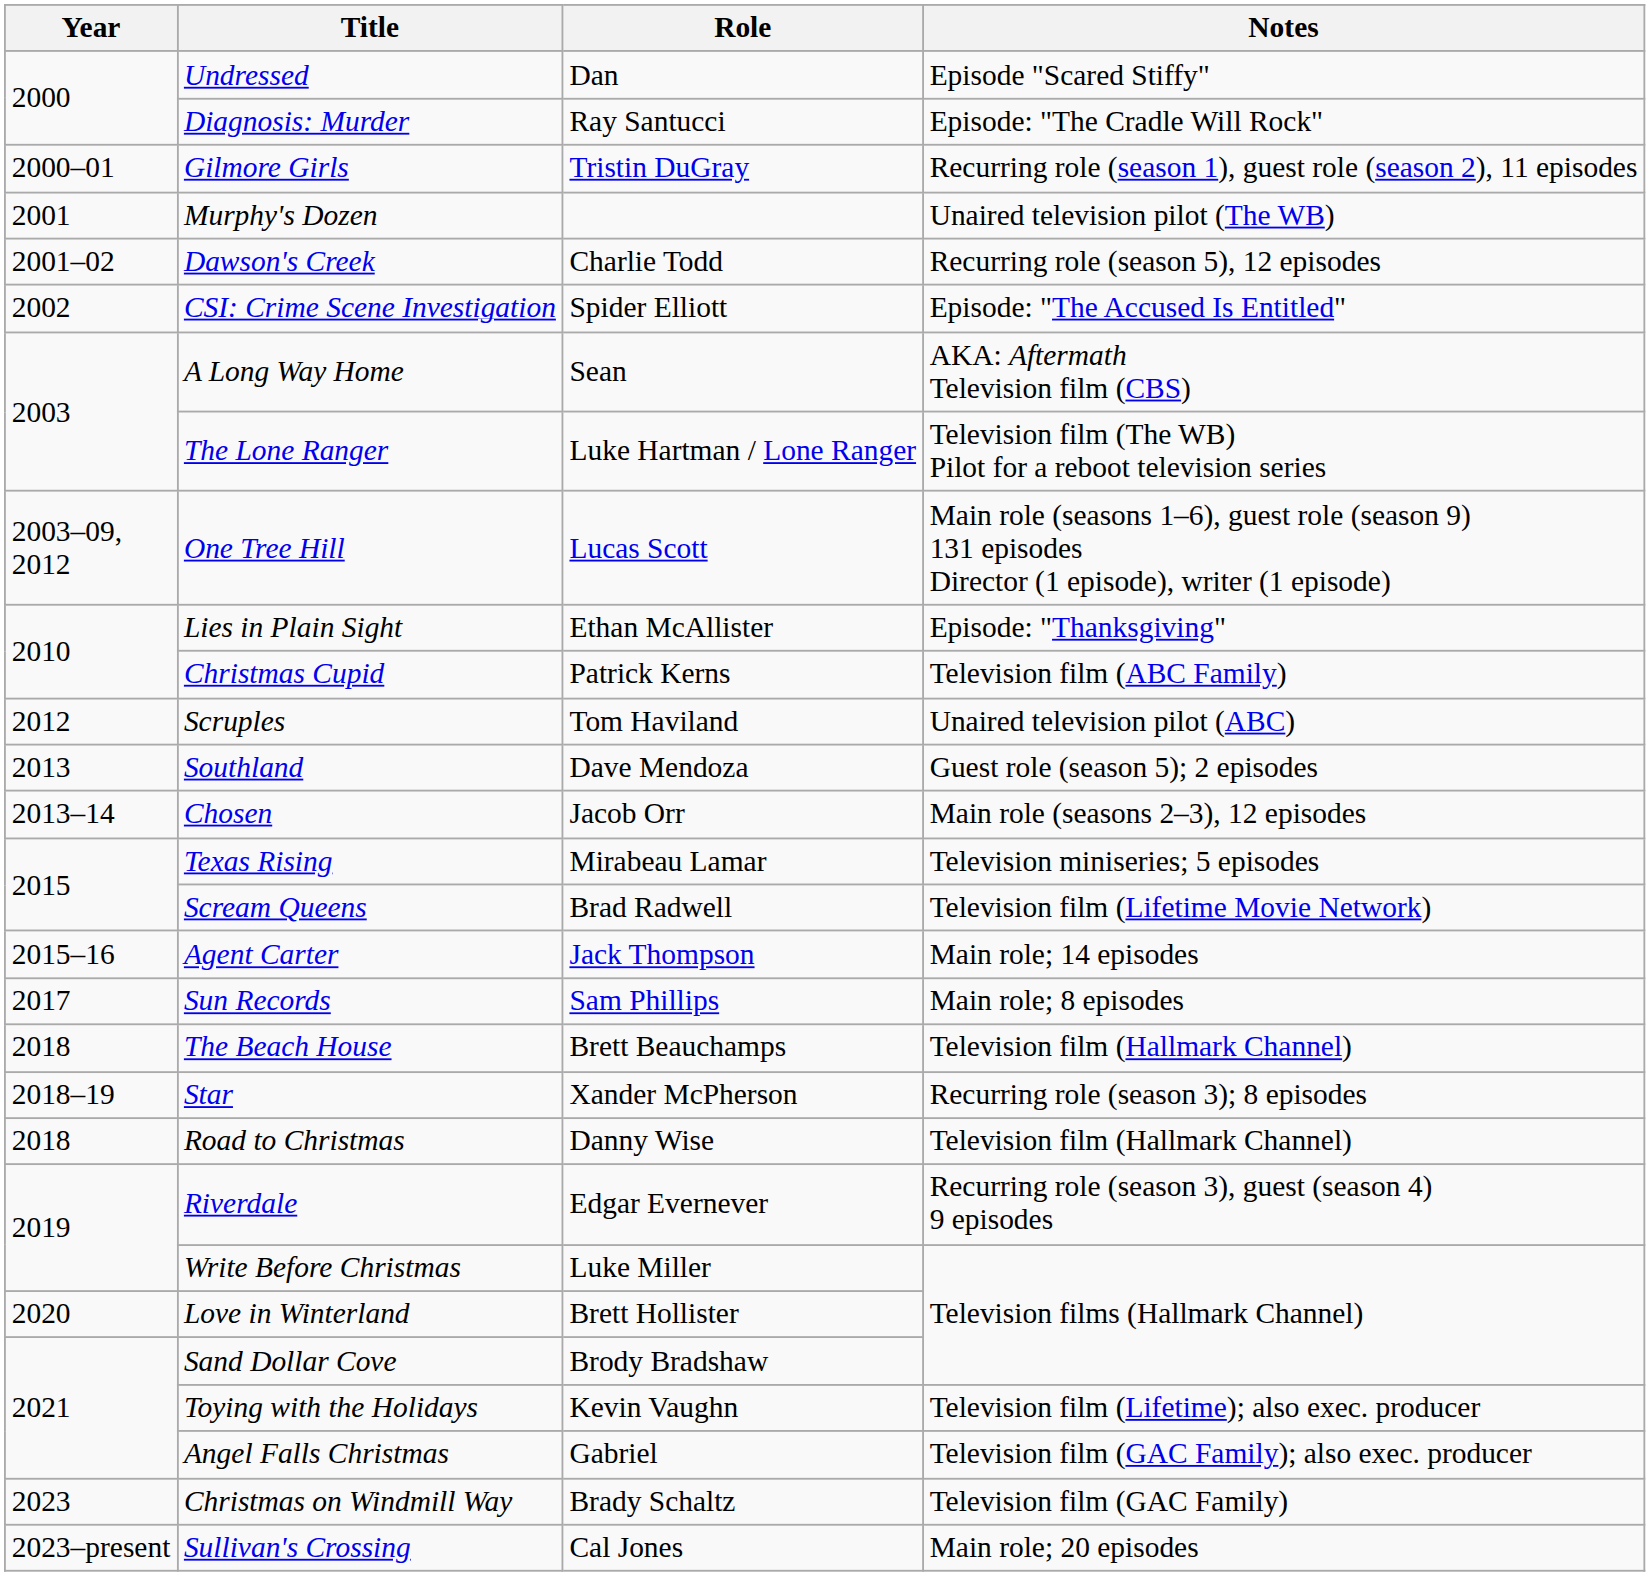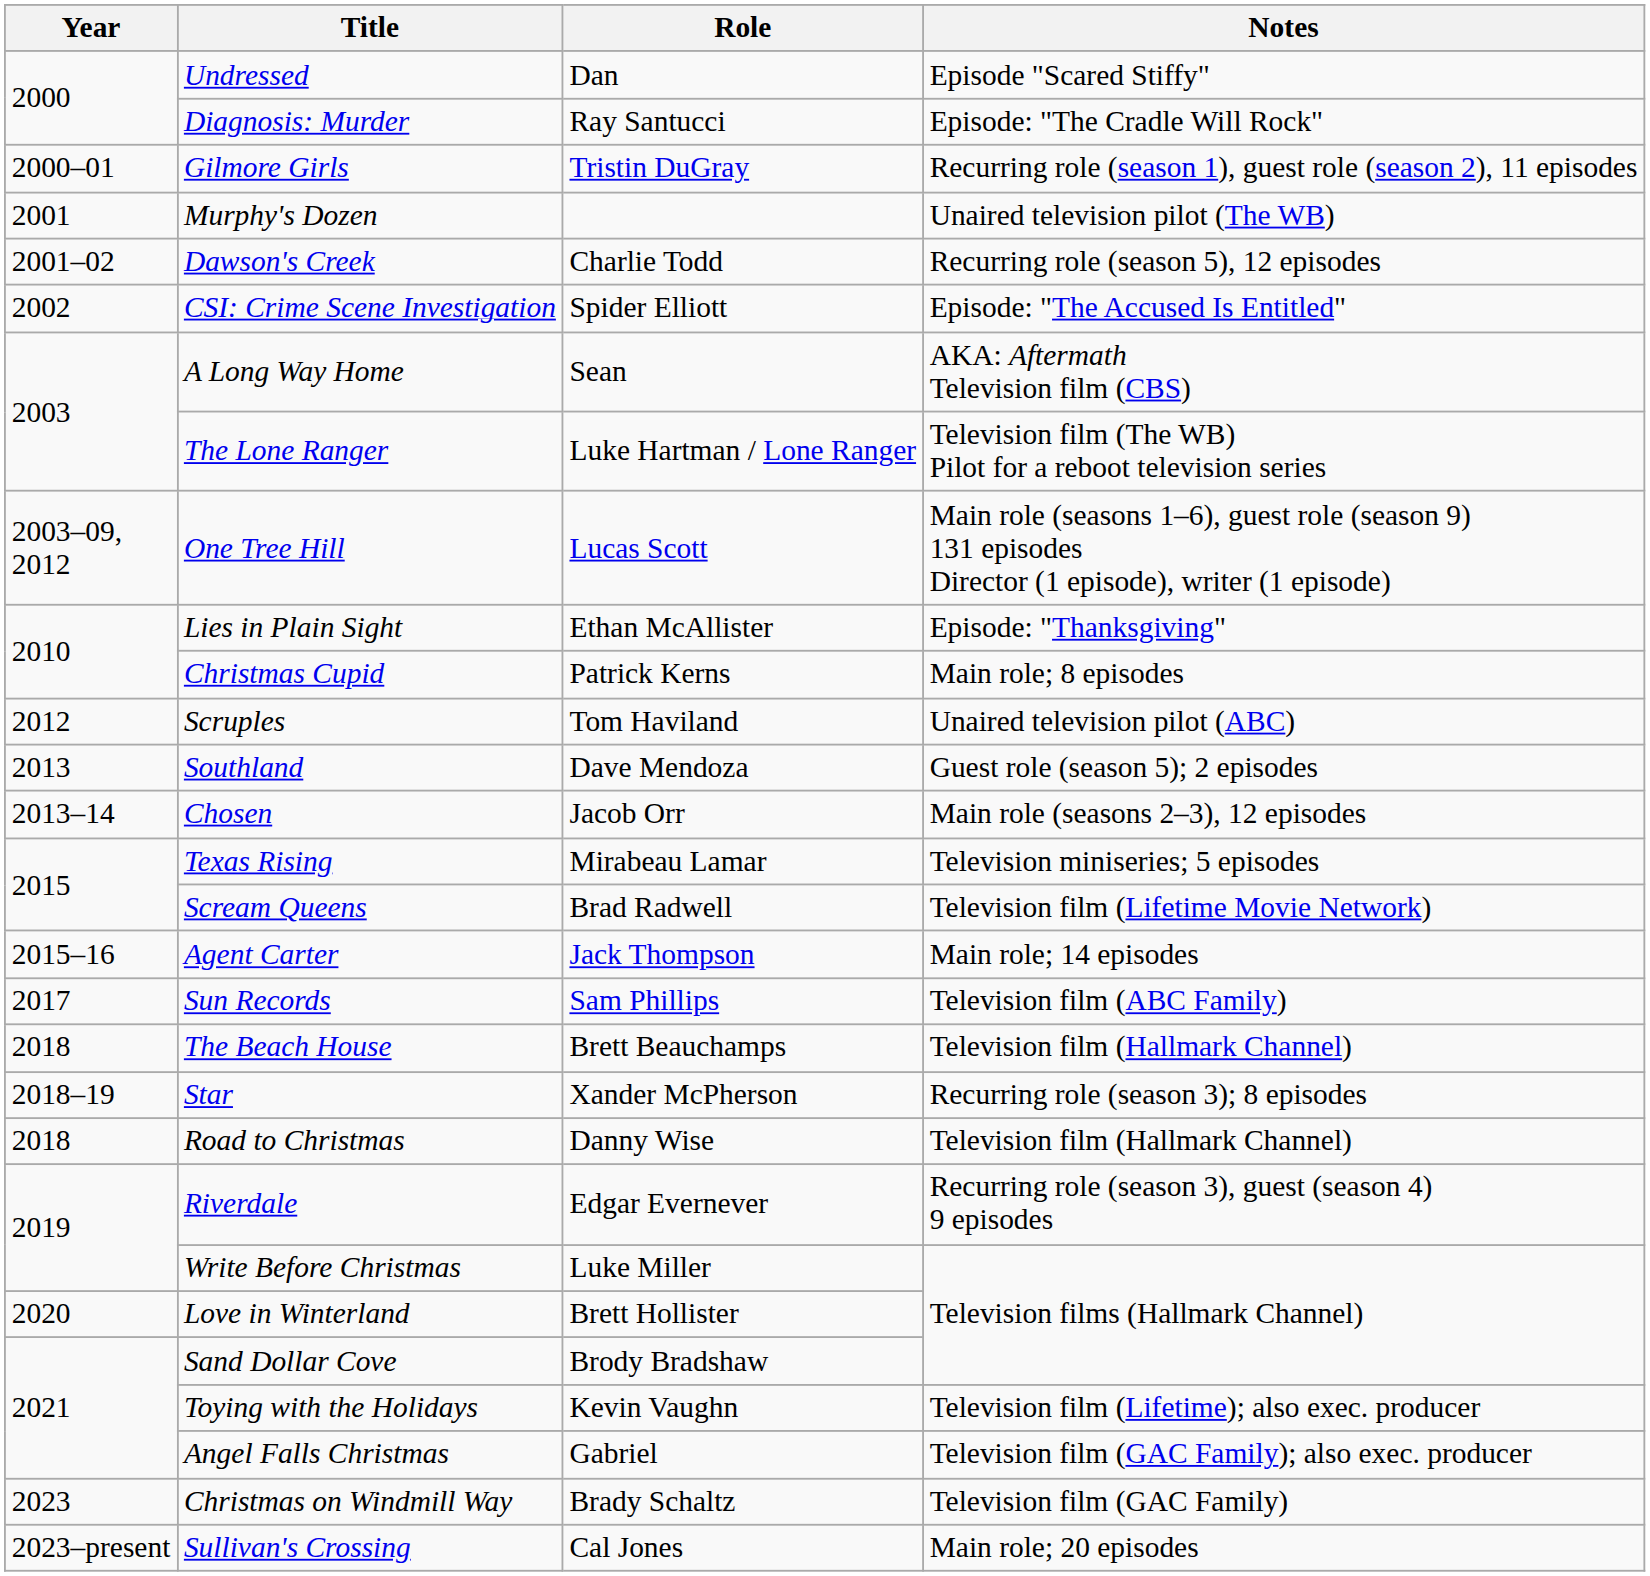(1108, 673) Television film (ABC Family) -> (1057, 673) Main role; 8 episodes
(1057, 1000) Main role; 8 episodes -> (1108, 1000) Television film (ABC Family)
